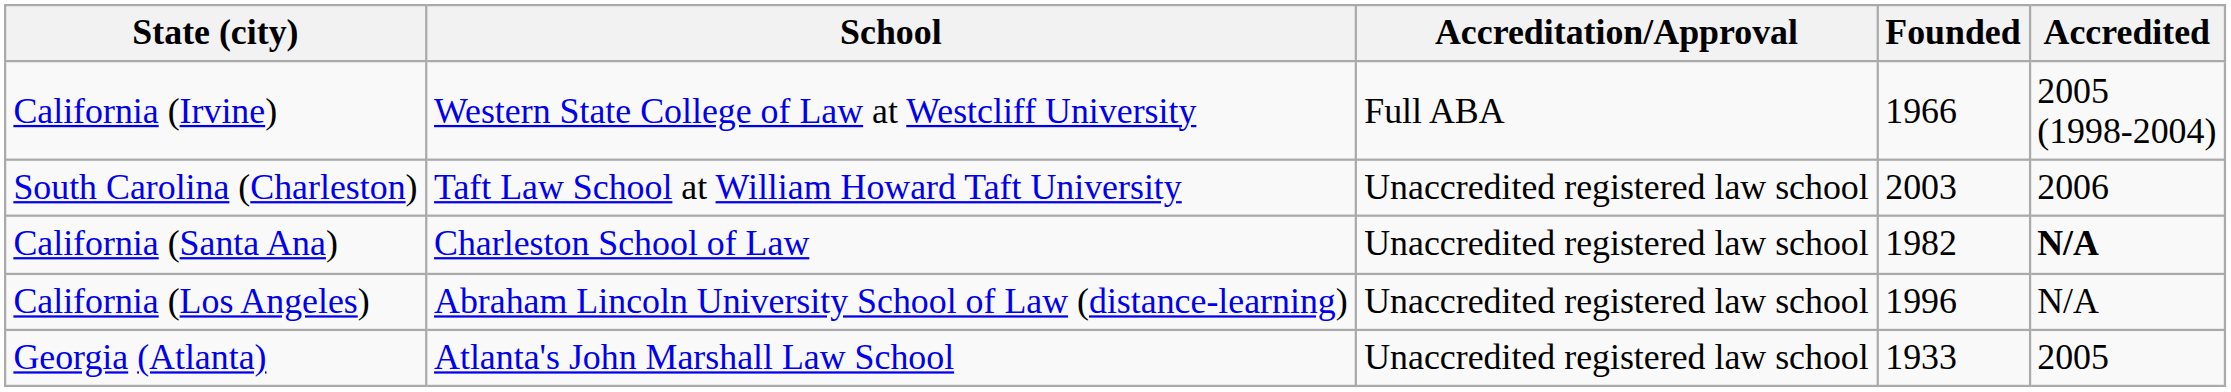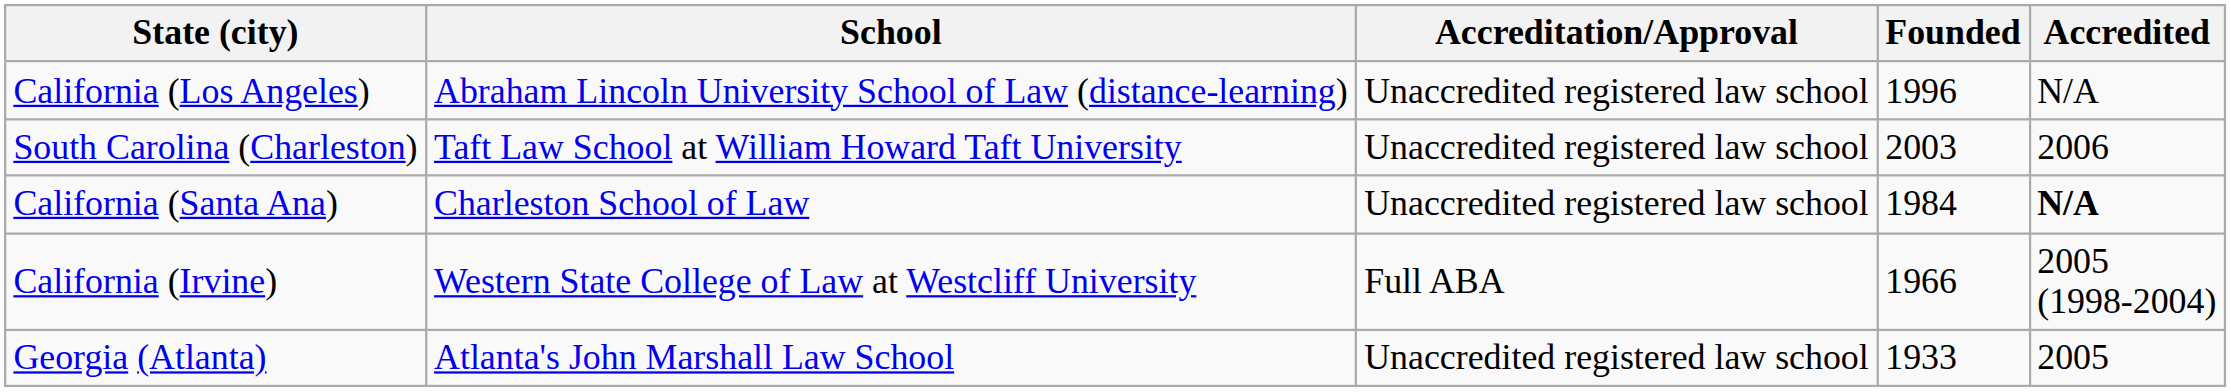rows swapped: (192, 300) <-> (145, 109)
(1921, 243) 1982 -> (1921, 203) 1984
